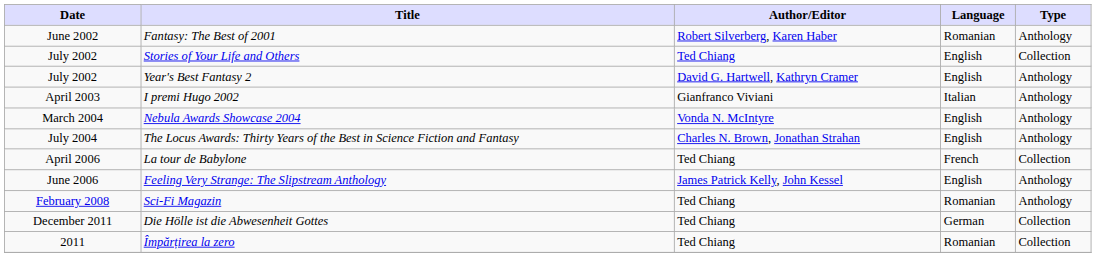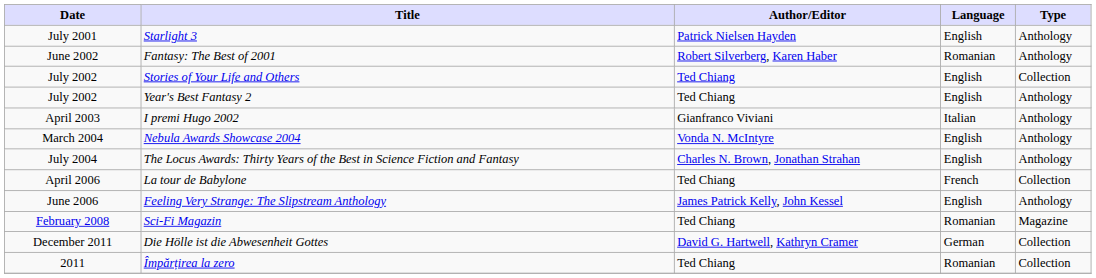+ row: (170, 35)
(768, 77) David G. Hartwell, Kathryn Cramer -> (706, 97) Ted Chiang
(1045, 201) Anthology -> (1043, 221) Magazine
(706, 221) Ted Chiang -> (768, 242) David G. Hartwell, Kathryn Cramer
